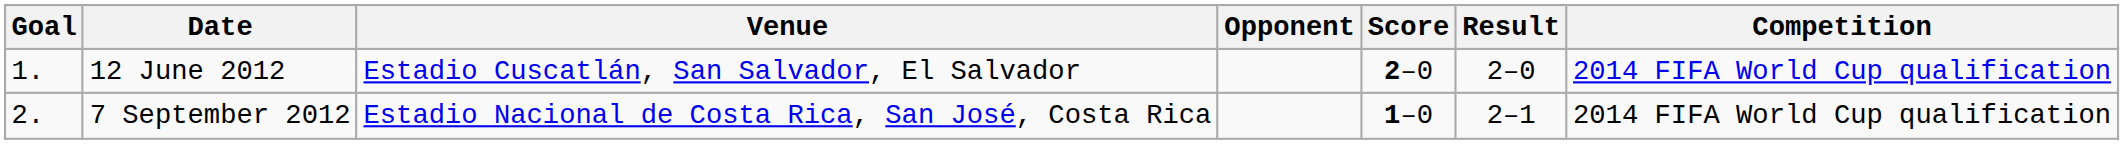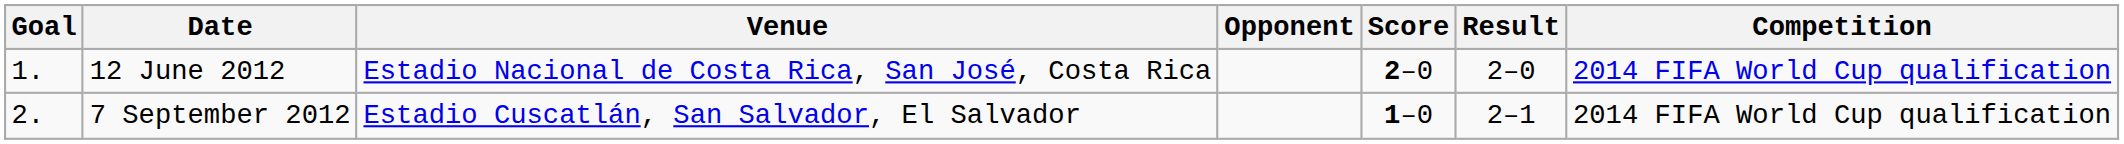(722, 71) Estadio Cuscatlán, San Salvador, El Salvador -> (787, 71) Estadio Nacional de Costa Rica, San José, Costa Rica
(787, 116) Estadio Nacional de Costa Rica, San José, Costa Rica -> (722, 116) Estadio Cuscatlán, San Salvador, El Salvador
